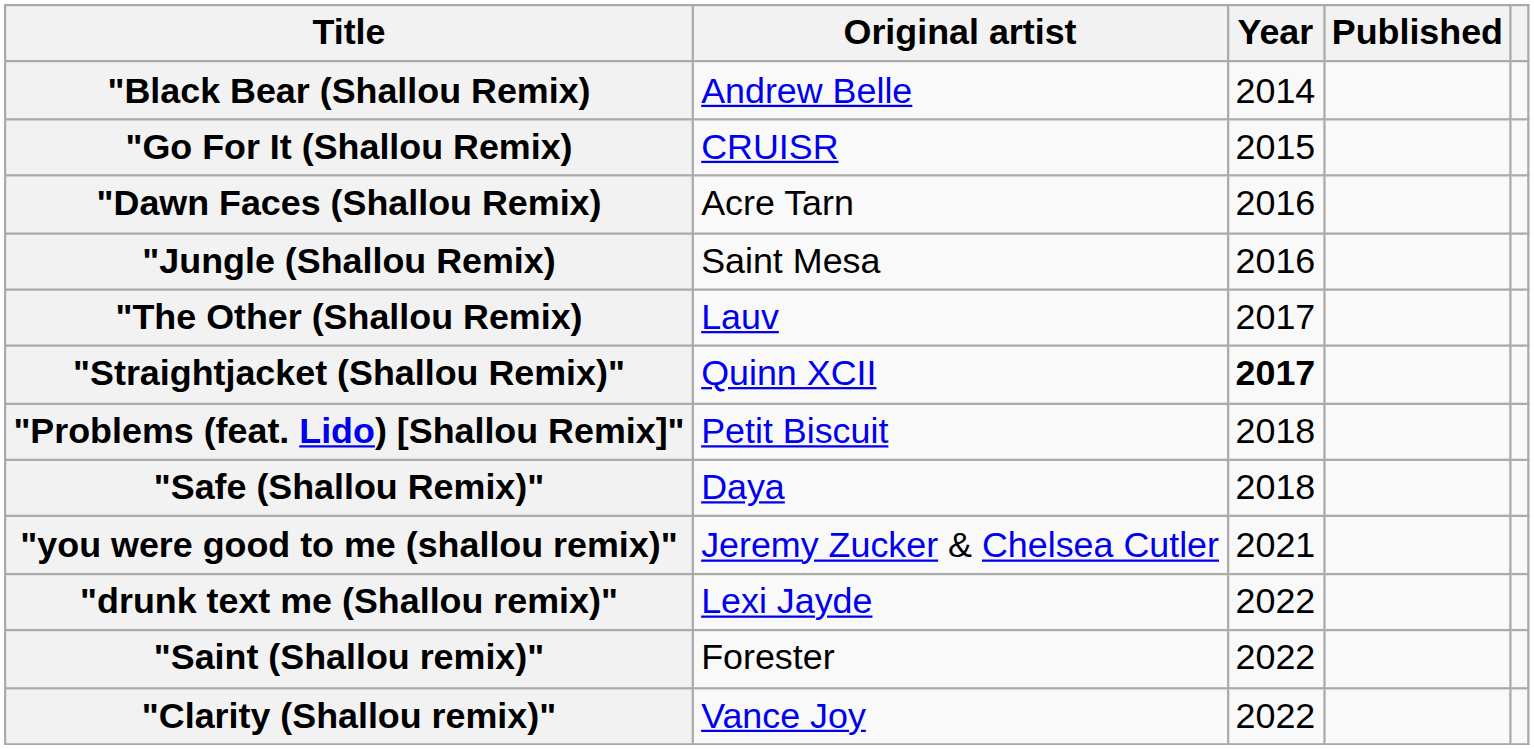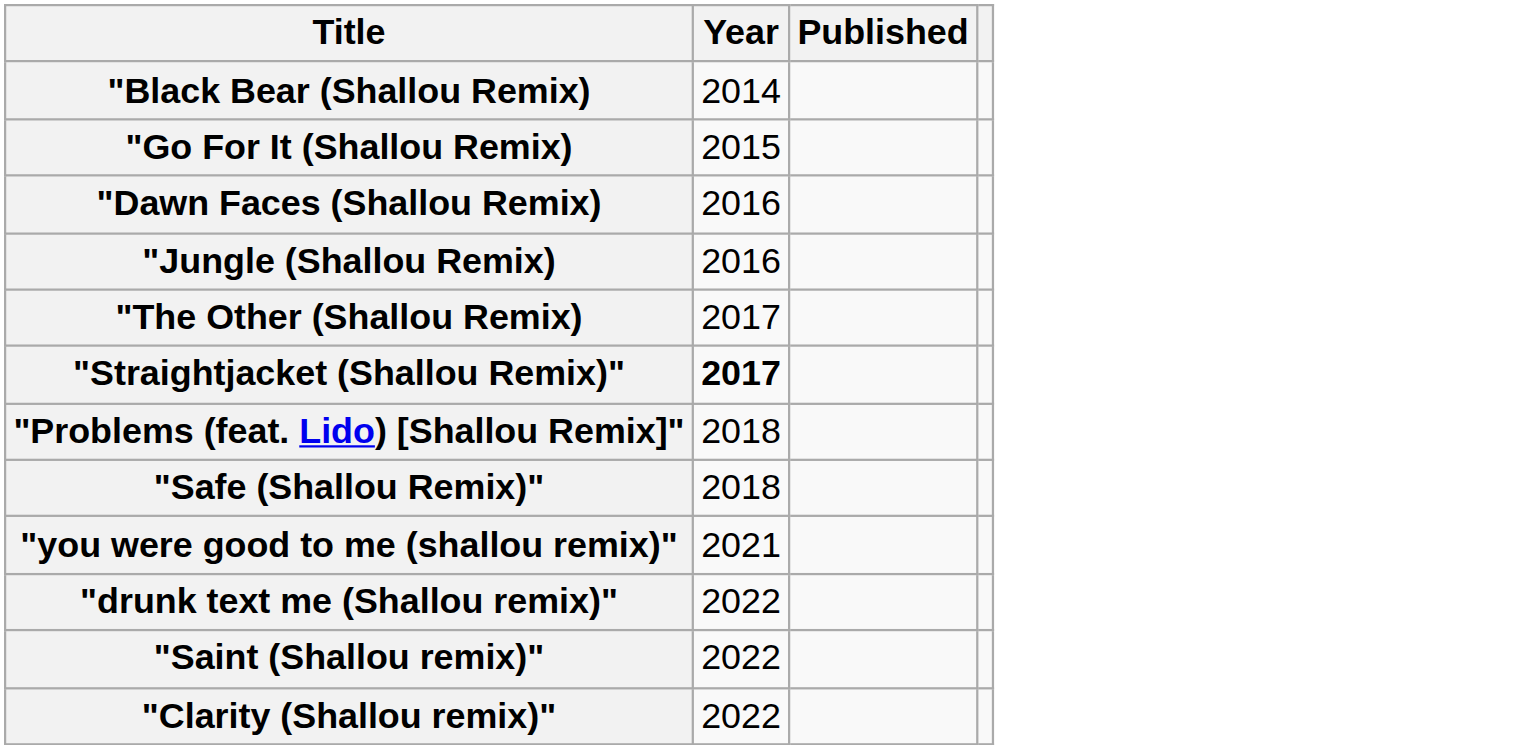- column: (960, 32)
